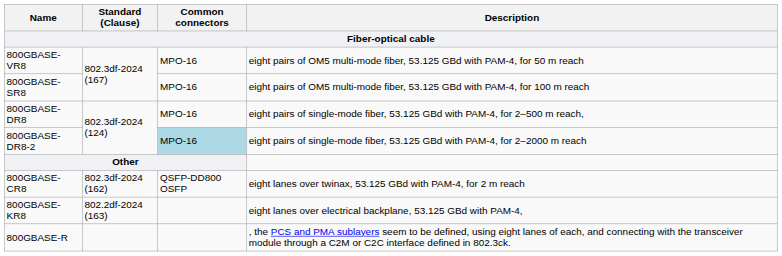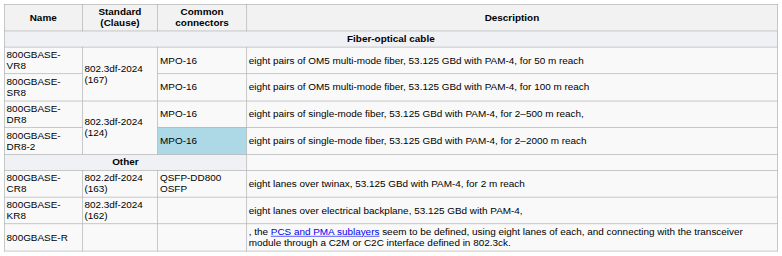(114, 183) 802.3df-2024 (162) -> (114, 183) 802.2df-2024 (163)
(114, 210) 802.2df-2024 (163) -> (114, 210) 802.3df-2024 (162)
